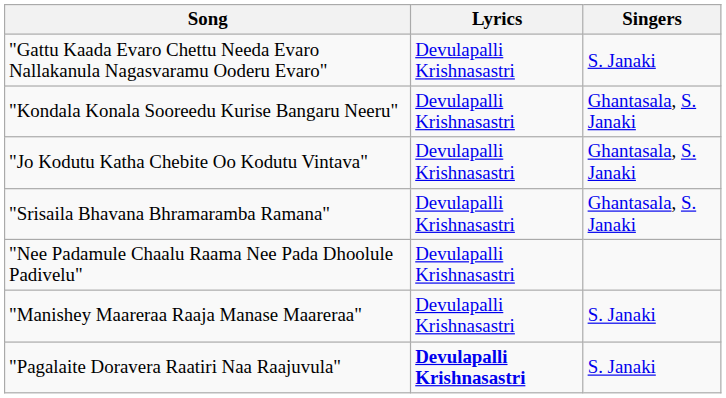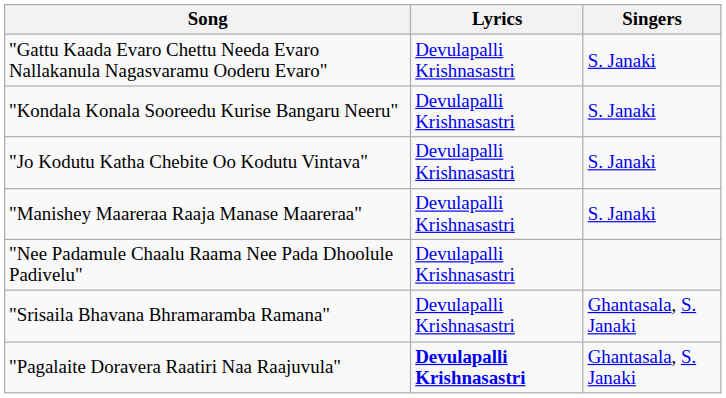(642, 111) Ghantasala, S. Janaki -> (622, 111) S. Janaki
(642, 162) Ghantasala, S. Janaki -> (622, 162) S. Janaki
rows swapped: (185, 315) <-> (169, 213)
(622, 367) S. Janaki -> (642, 367) Ghantasala, S. Janaki
